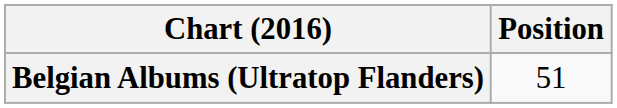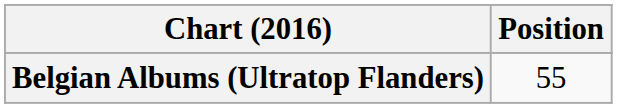(551, 77) 51 -> (551, 77) 55
